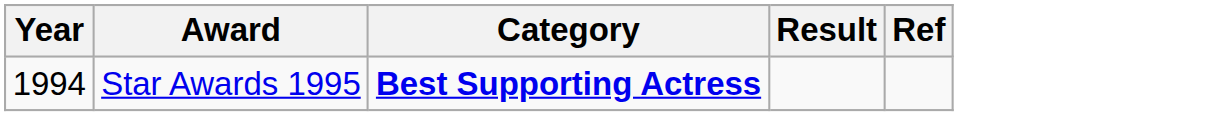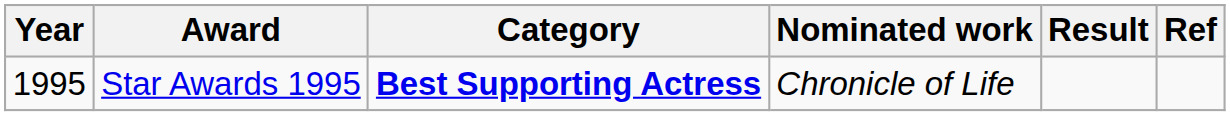+ column: (905, 30)
(49, 82) 1994 -> (49, 82) 1995
